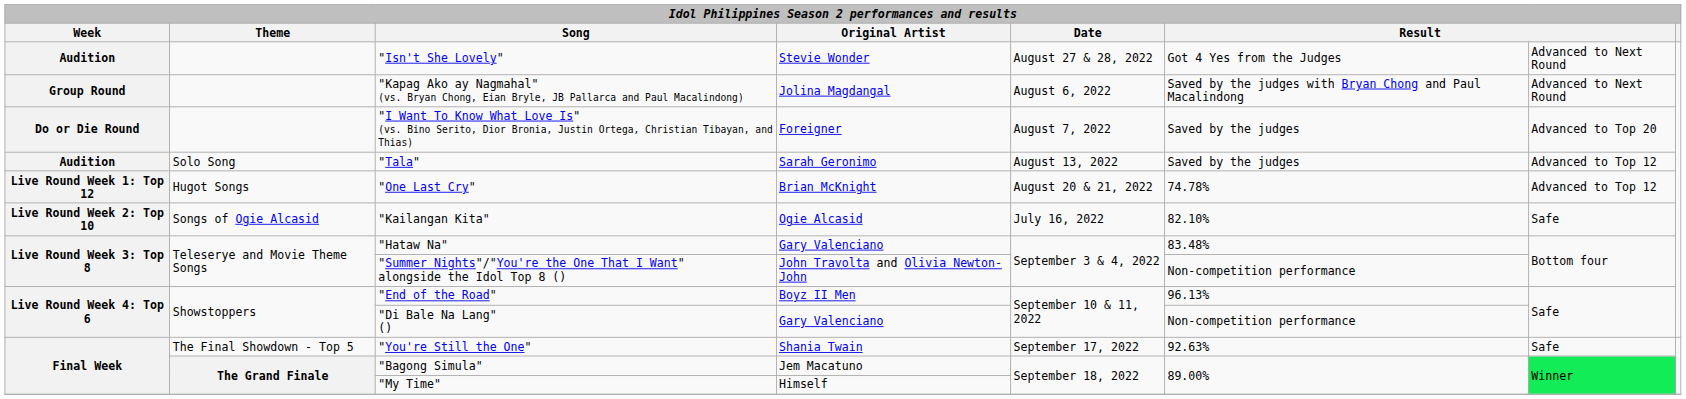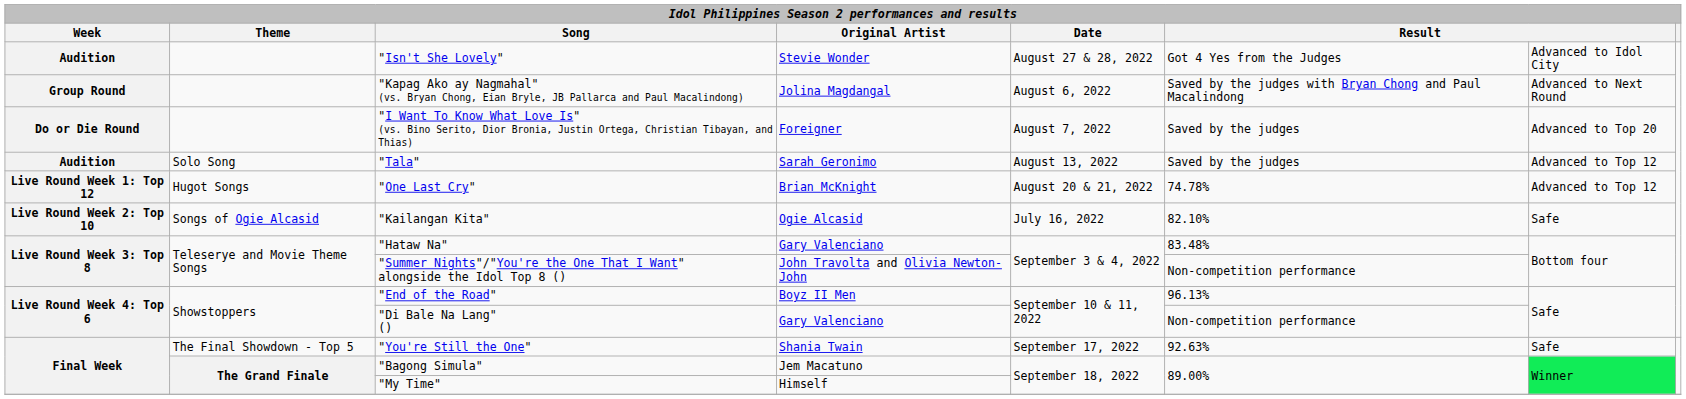(1587, 58) Advanced to Next Round -> (1587, 58) Advanced to Idol City
